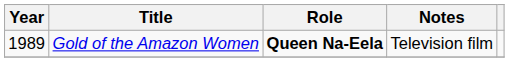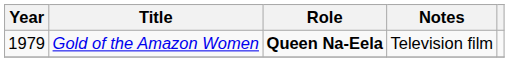(27, 43) 1989 -> (27, 43) 1979
